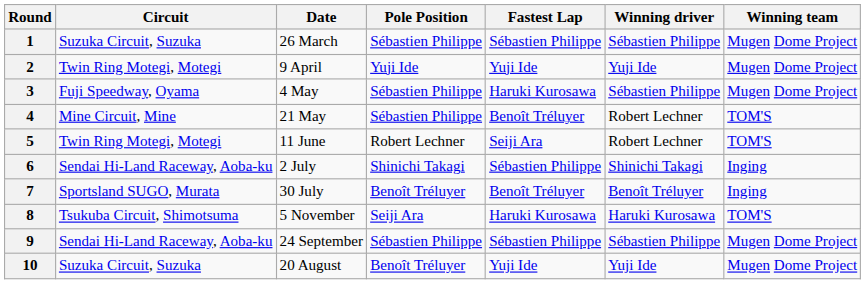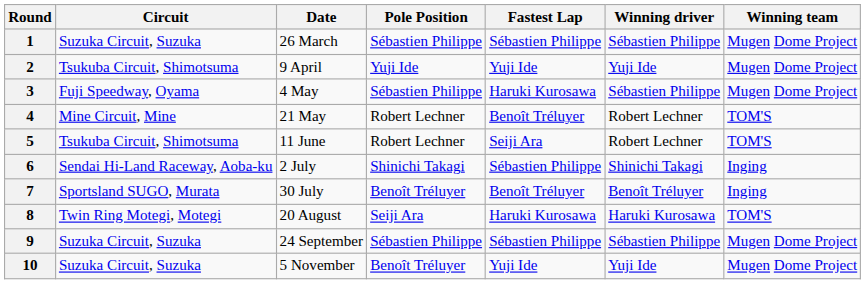(140, 66) Twin Ring Motegi, Motegi -> (149, 66) Tsukuba Circuit, Shimotsuma
(426, 116) Sébastien Philippe -> (417, 116) Robert Lechner
(140, 141) Twin Ring Motegi, Motegi -> (149, 141) Tsukuba Circuit, Shimotsuma
(149, 215) Tsukuba Circuit, Shimotsuma -> (140, 215) Twin Ring Motegi, Motegi
(317, 215) 5 November -> (310, 215) 20 August
(166, 240) Sendai Hi-Land Raceway, Aoba-ku -> (130, 240) Suzuka Circuit, Suzuka
(310, 265) 20 August -> (317, 265) 5 November
